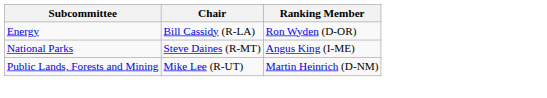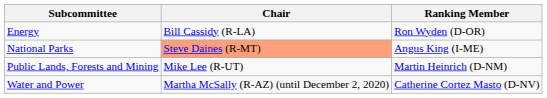(212, 48) no background -> (212, 48) lightsalmon background
+ row: (45, 84)
